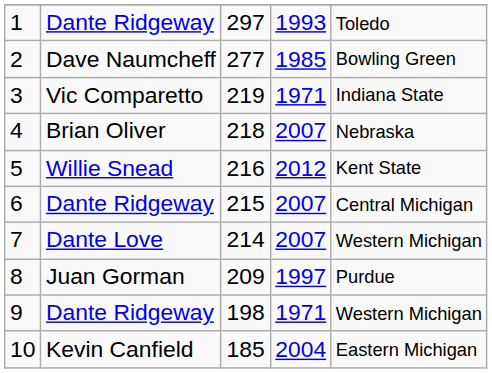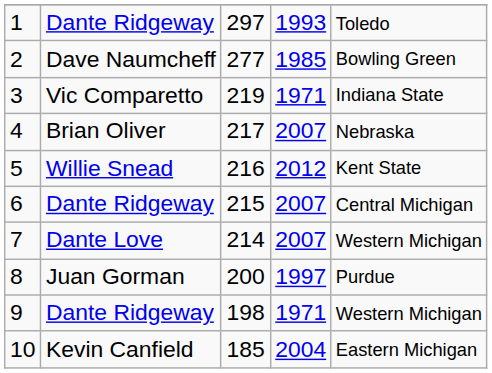(246, 131) 218 -> (246, 131) 217
(246, 276) 209 -> (246, 276) 200
